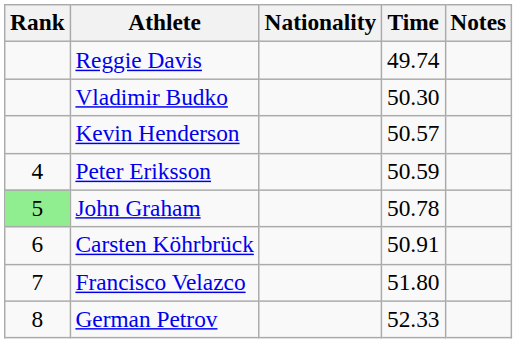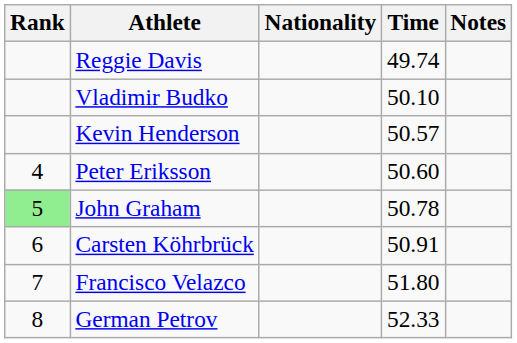(413, 97) 50.30 -> (413, 97) 50.10
(413, 171) 50.59 -> (413, 171) 50.60
